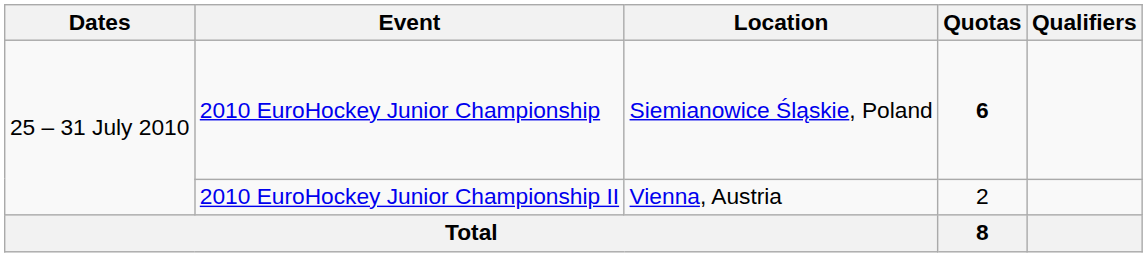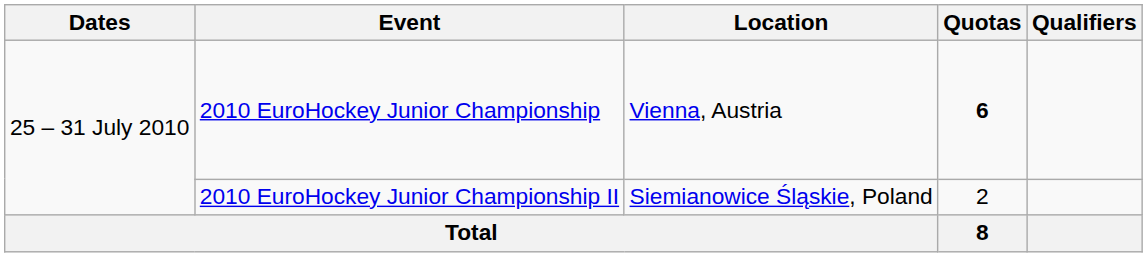(781, 109) Siemianowice Śląskie, Poland -> (706, 109) Vienna, Austria
(706, 196) Vienna, Austria -> (781, 196) Siemianowice Śląskie, Poland
